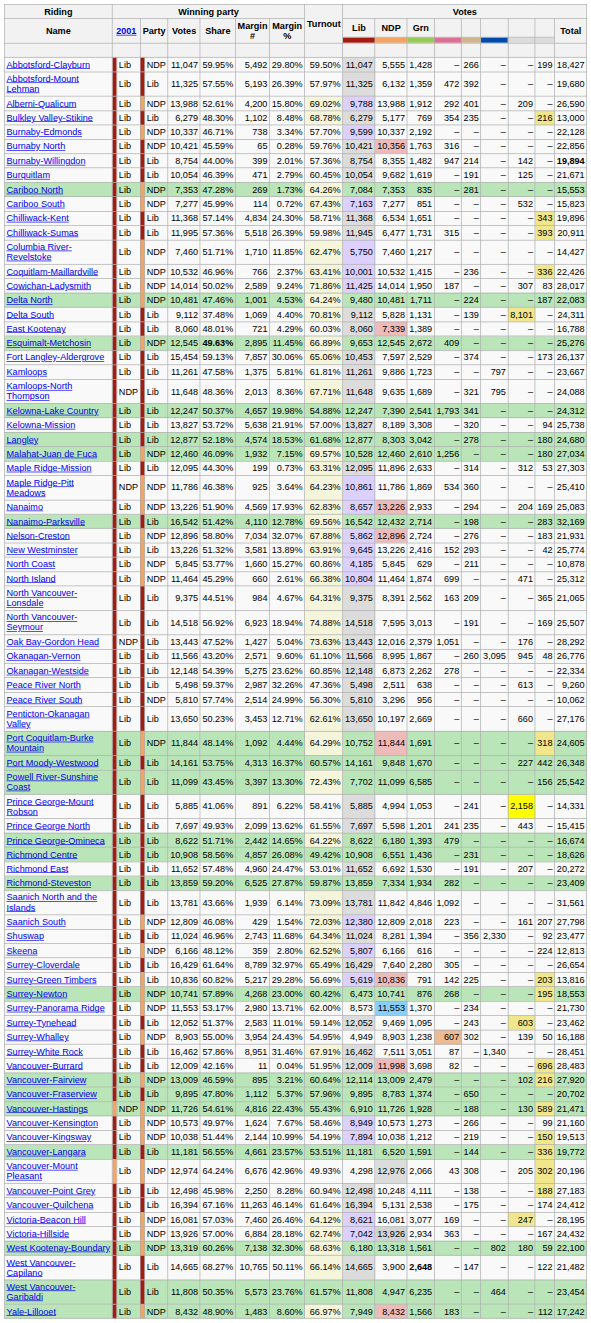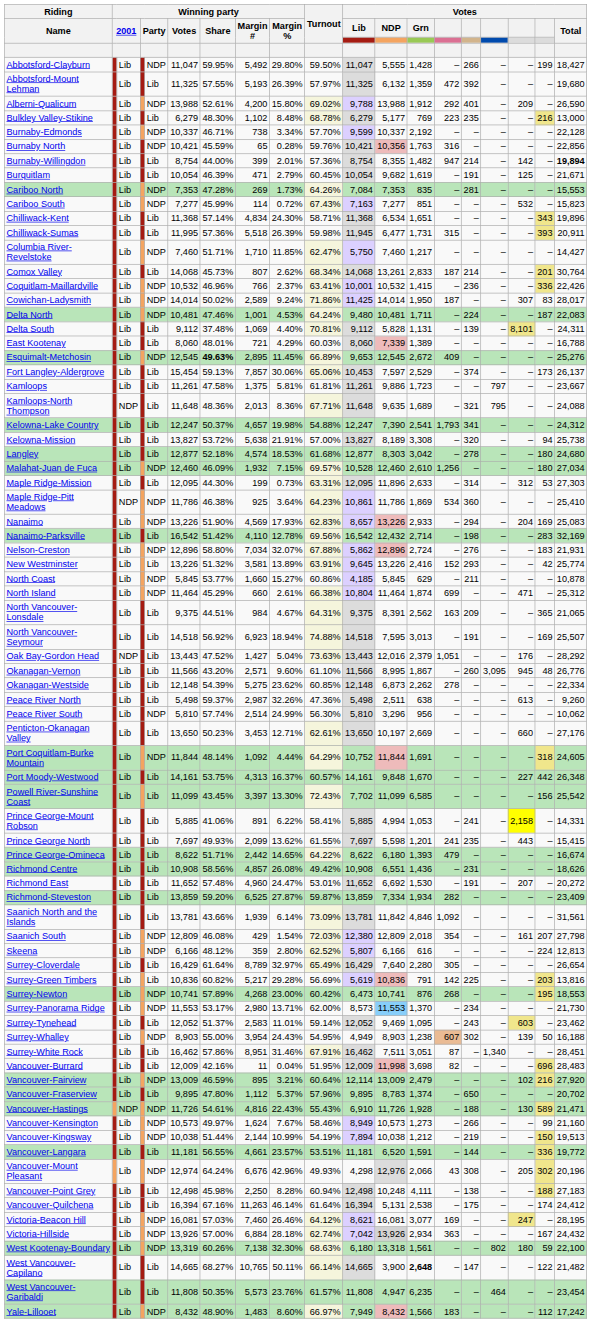(452, 117) 354 -> (452, 117) 223
+ row: (34, 271)
(452, 922) 223 -> (452, 936) 354
- row: (25, 936)
